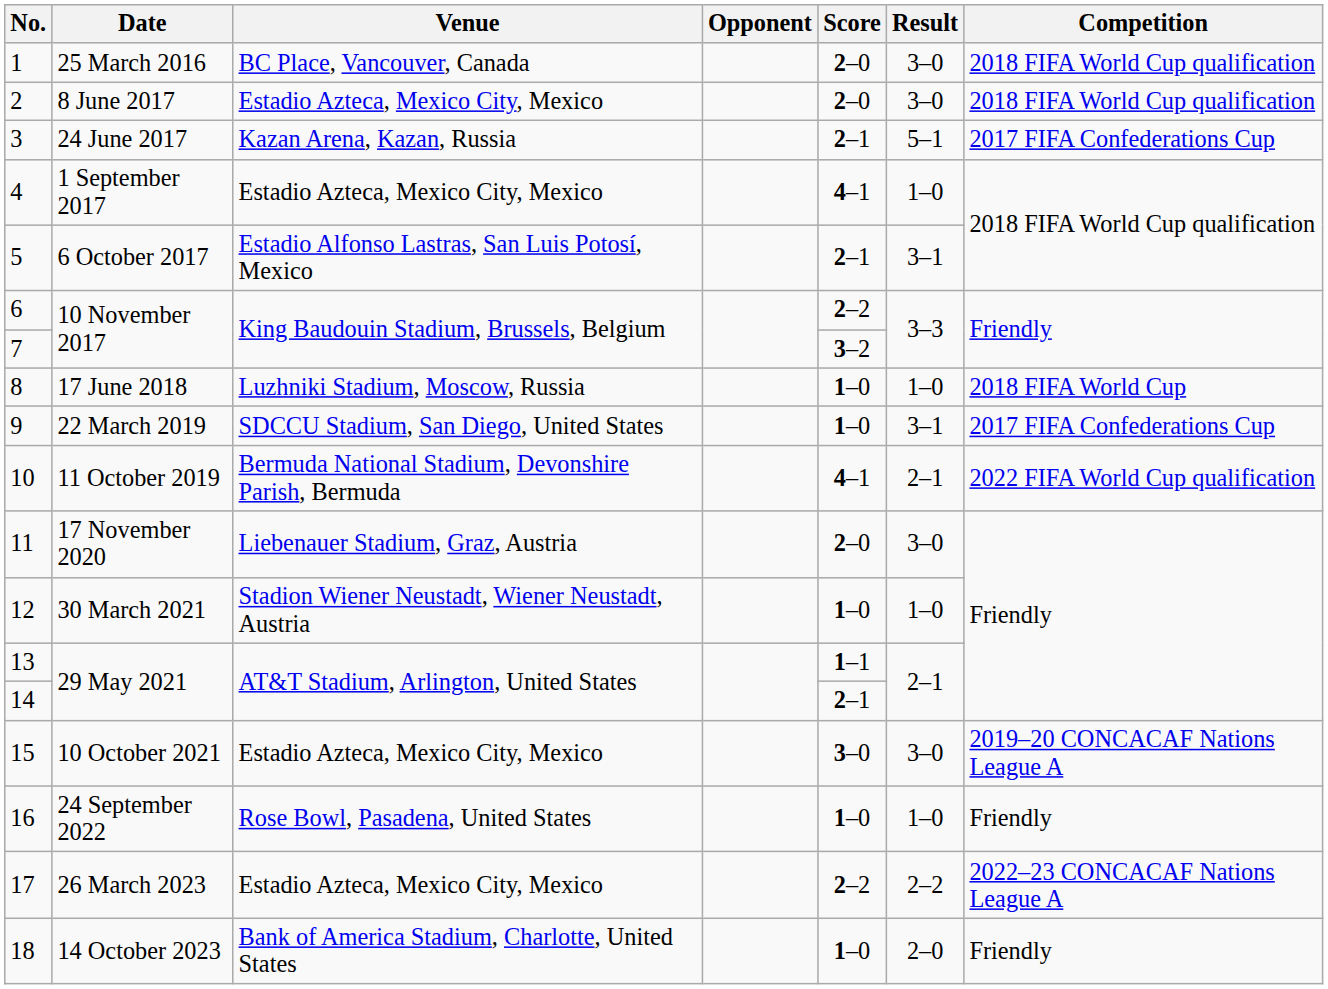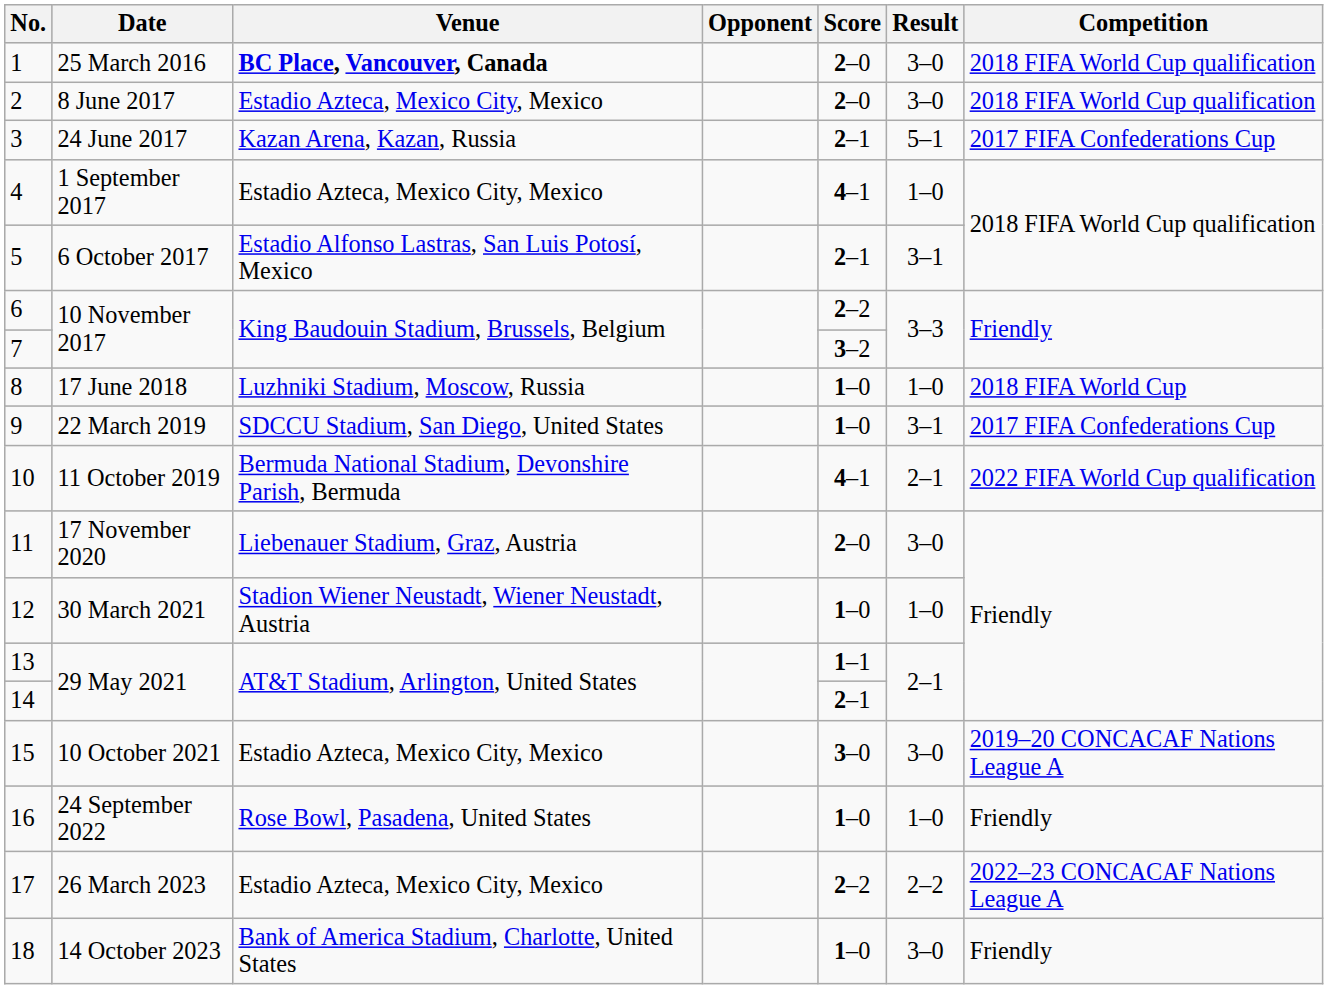(384, 62) normal -> (393, 62) bold
(925, 950) 2–0 -> (925, 950) 3–0
